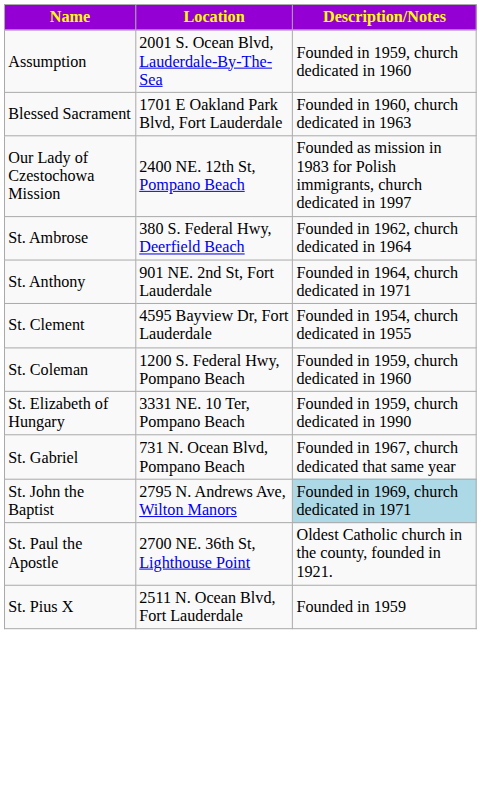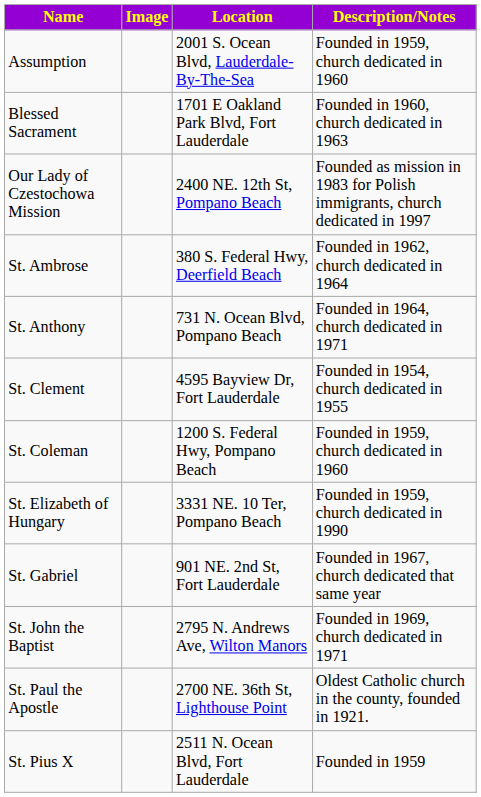+ column: (147, 17)
(207, 281) 901 NE. 2nd St, Fort Lauderdale -> (240, 327) 731 N. Ocean Blvd, Pompano Beach
(204, 457) 731 N. Ocean Blvd, Pompano Beach -> (228, 575) 901 NE. 2nd St, Fort Lauderdale
(377, 500) lightblue background -> (379, 637) no background
